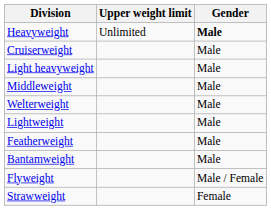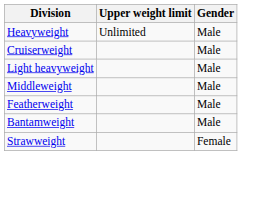(209, 31) bold -> (209, 31) normal
- row: (38, 104)
- row: (35, 123)
- row: (30, 178)
